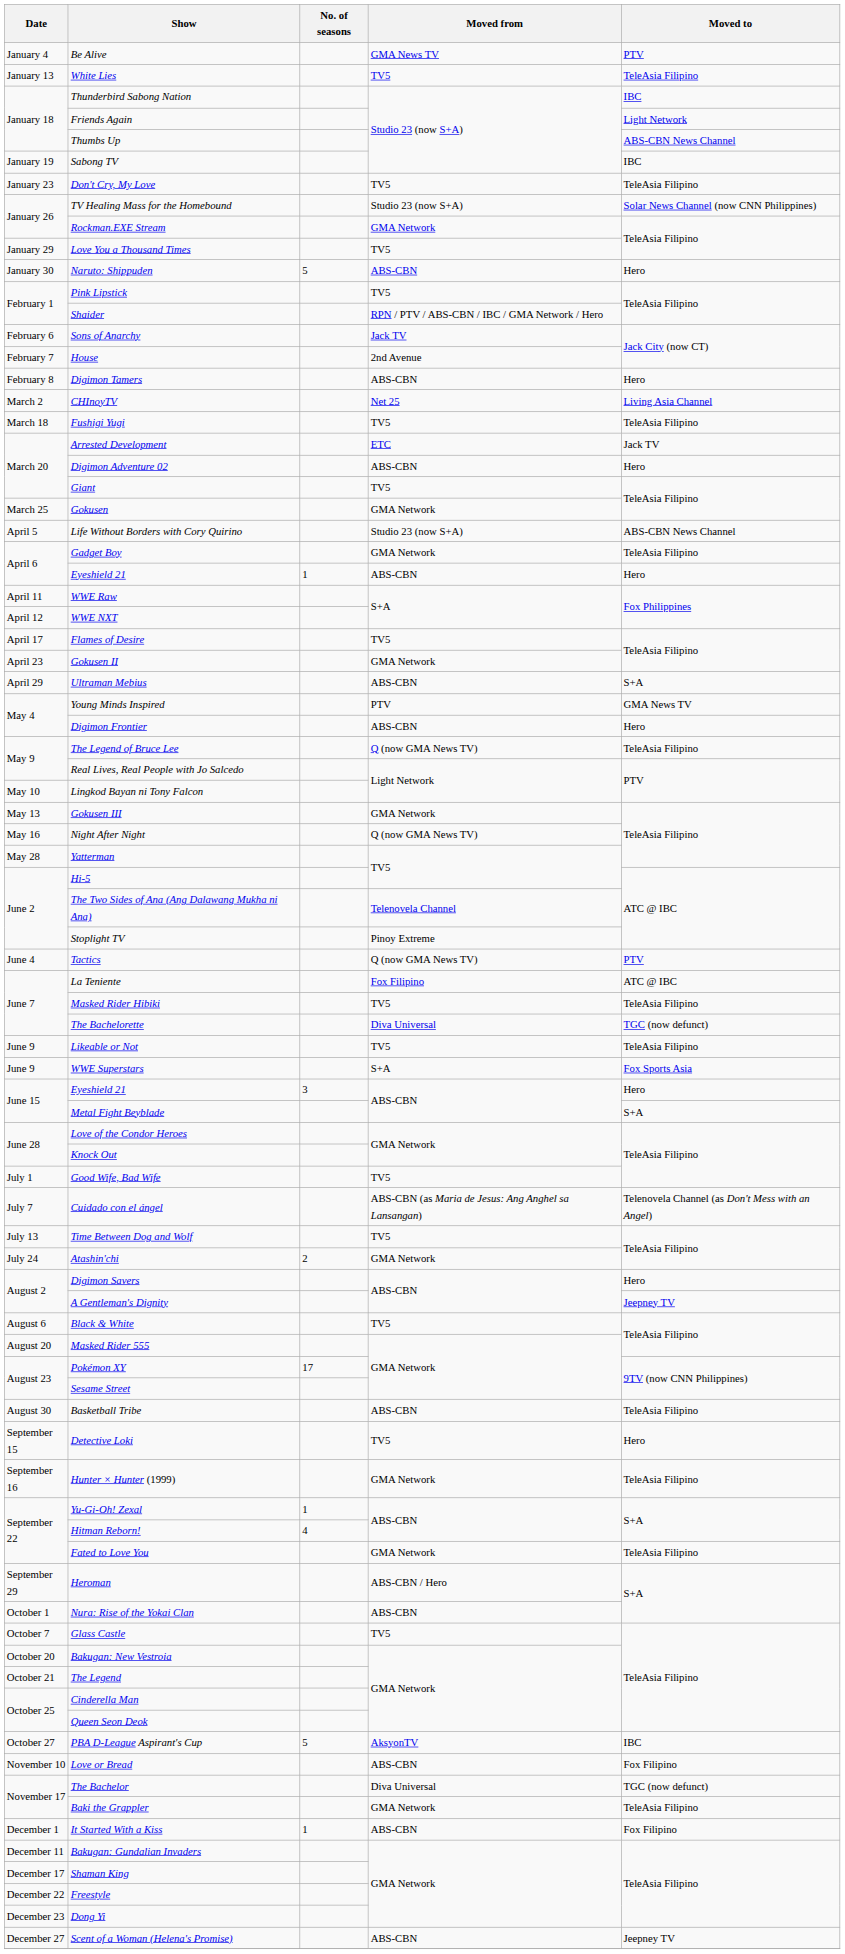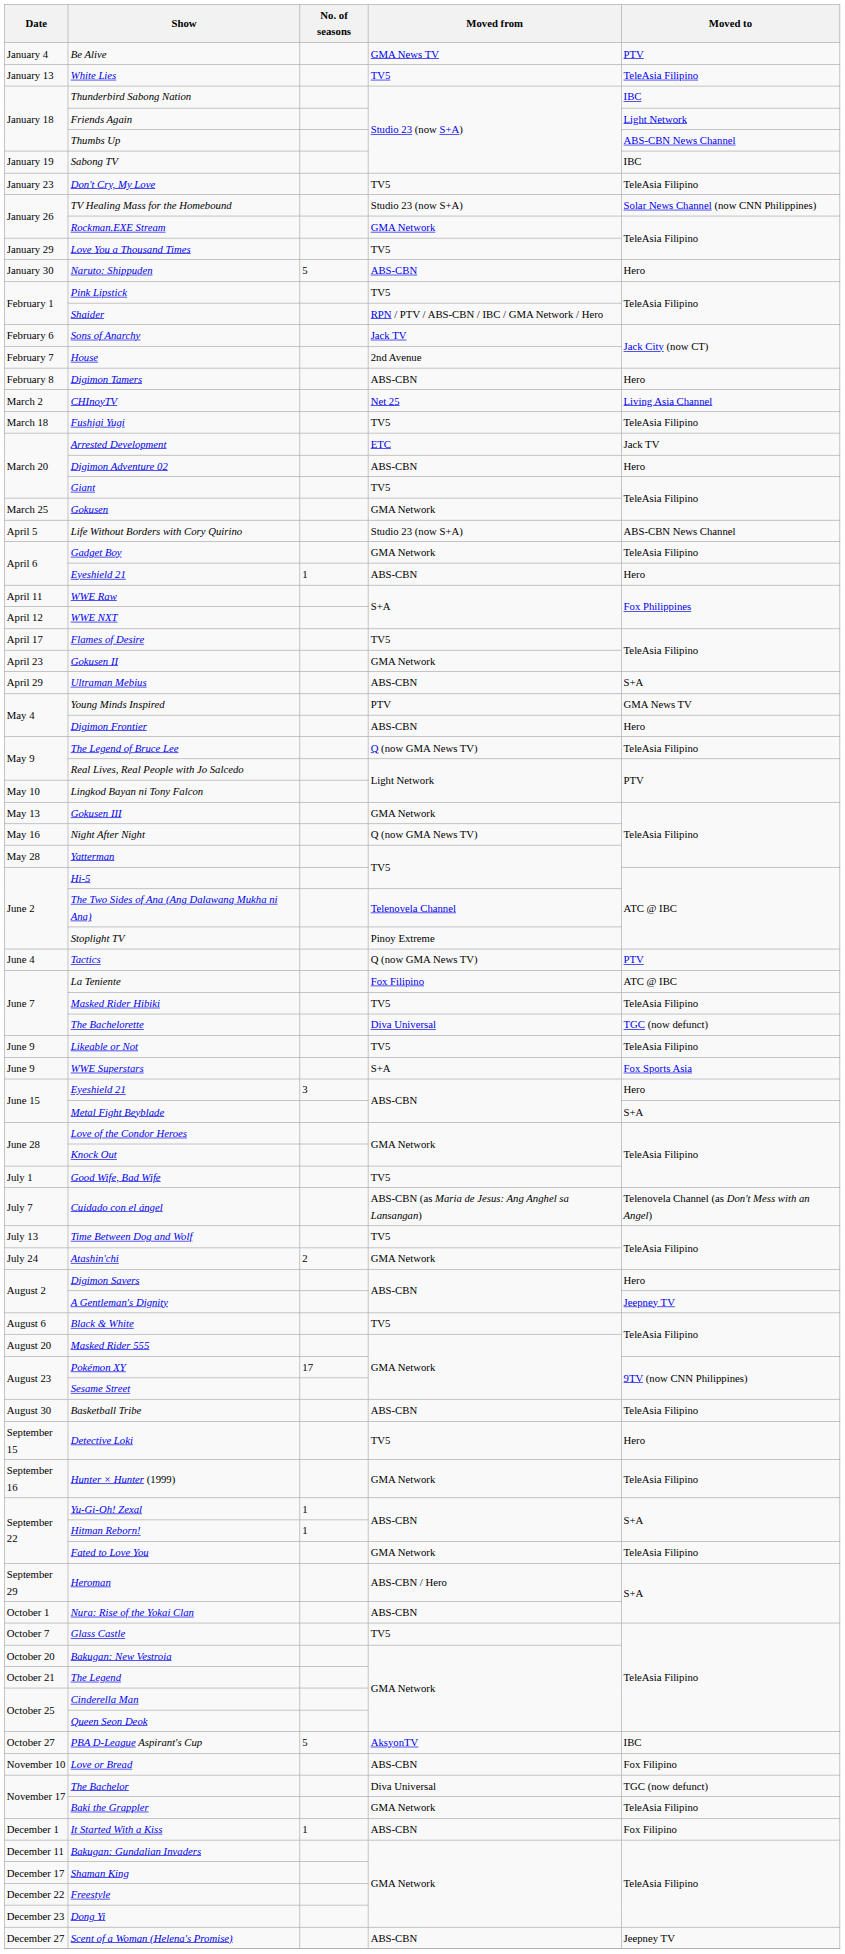(305, 1531) 4 -> (305, 1531) 1
